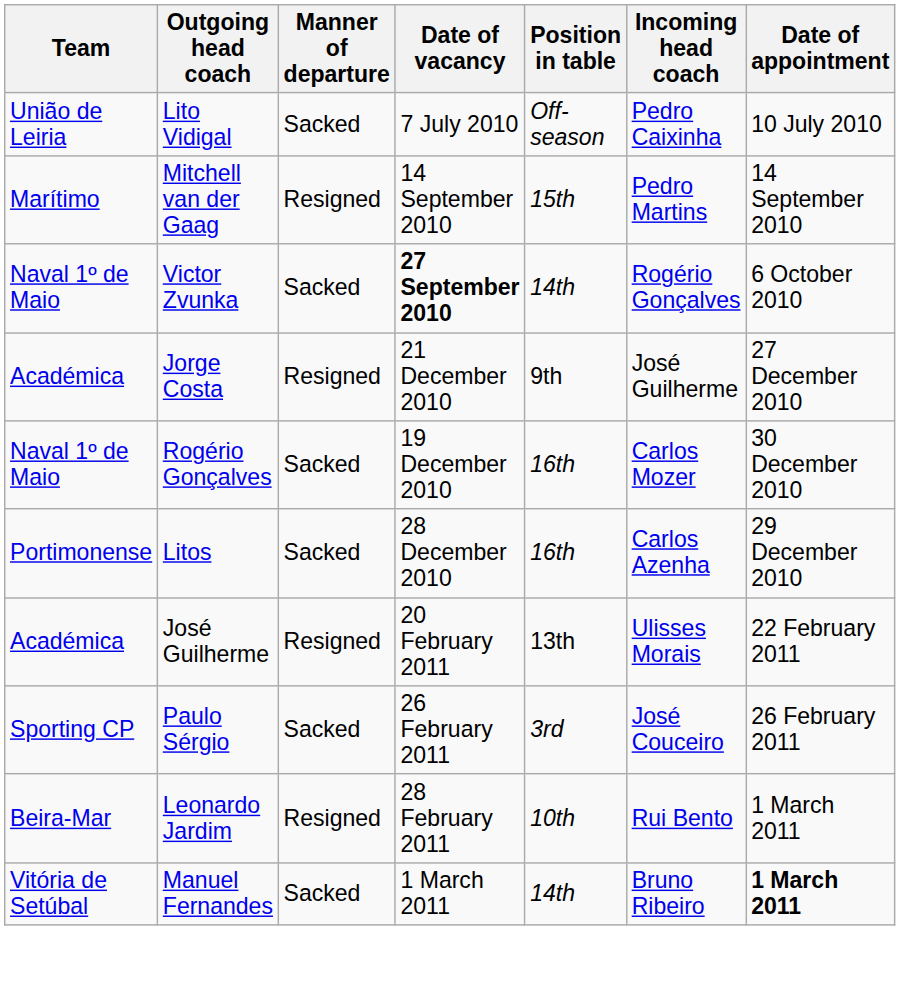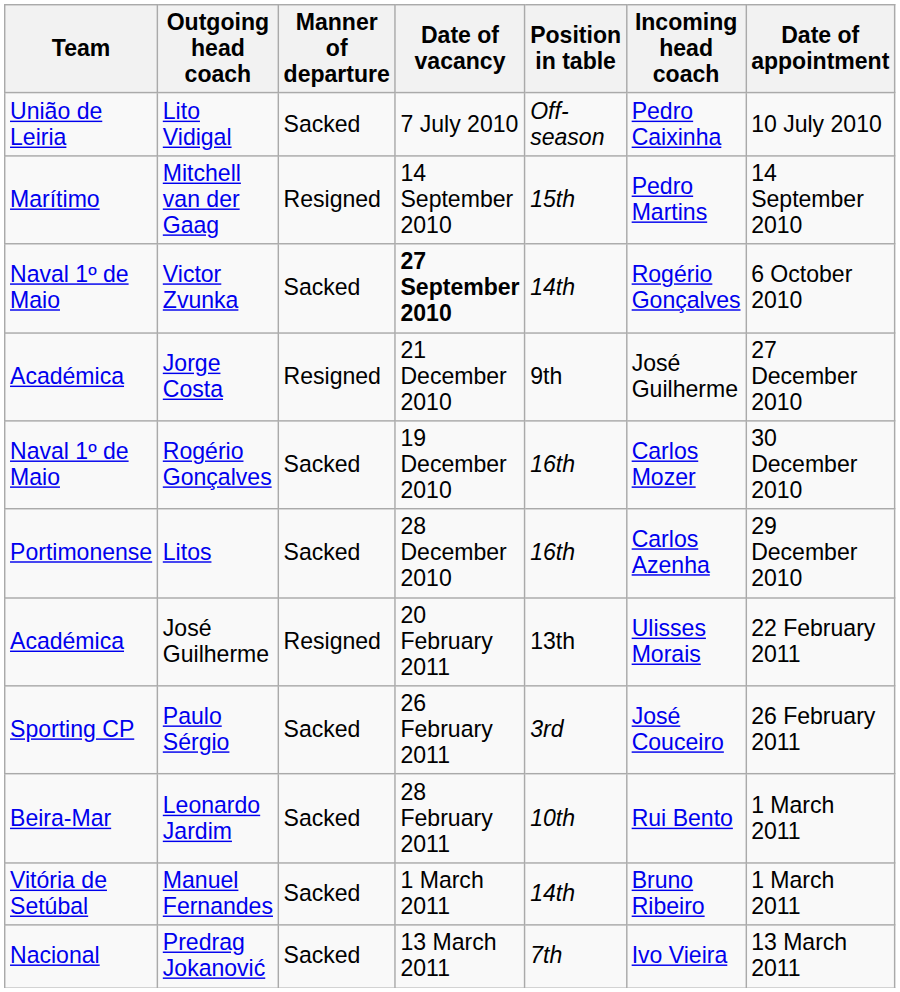(332, 818) Resigned -> (322, 818) Sacked
(795, 893) bold -> (793, 893) normal
+ row: (214, 956)
